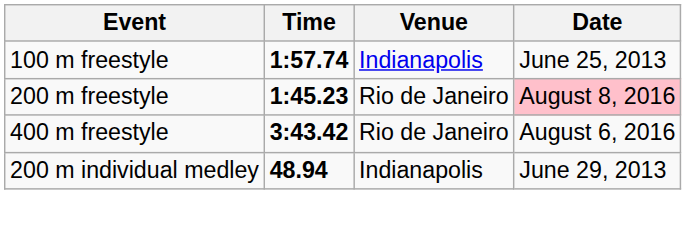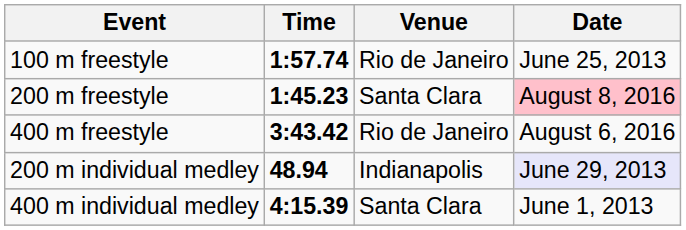(421, 59) Indianapolis -> (434, 59) Rio de Janeiro
(434, 96) Rio de Janeiro -> (420, 96) Santa Clara
(593, 170) no background -> (593, 170) lavender background
+ row: (135, 206)
